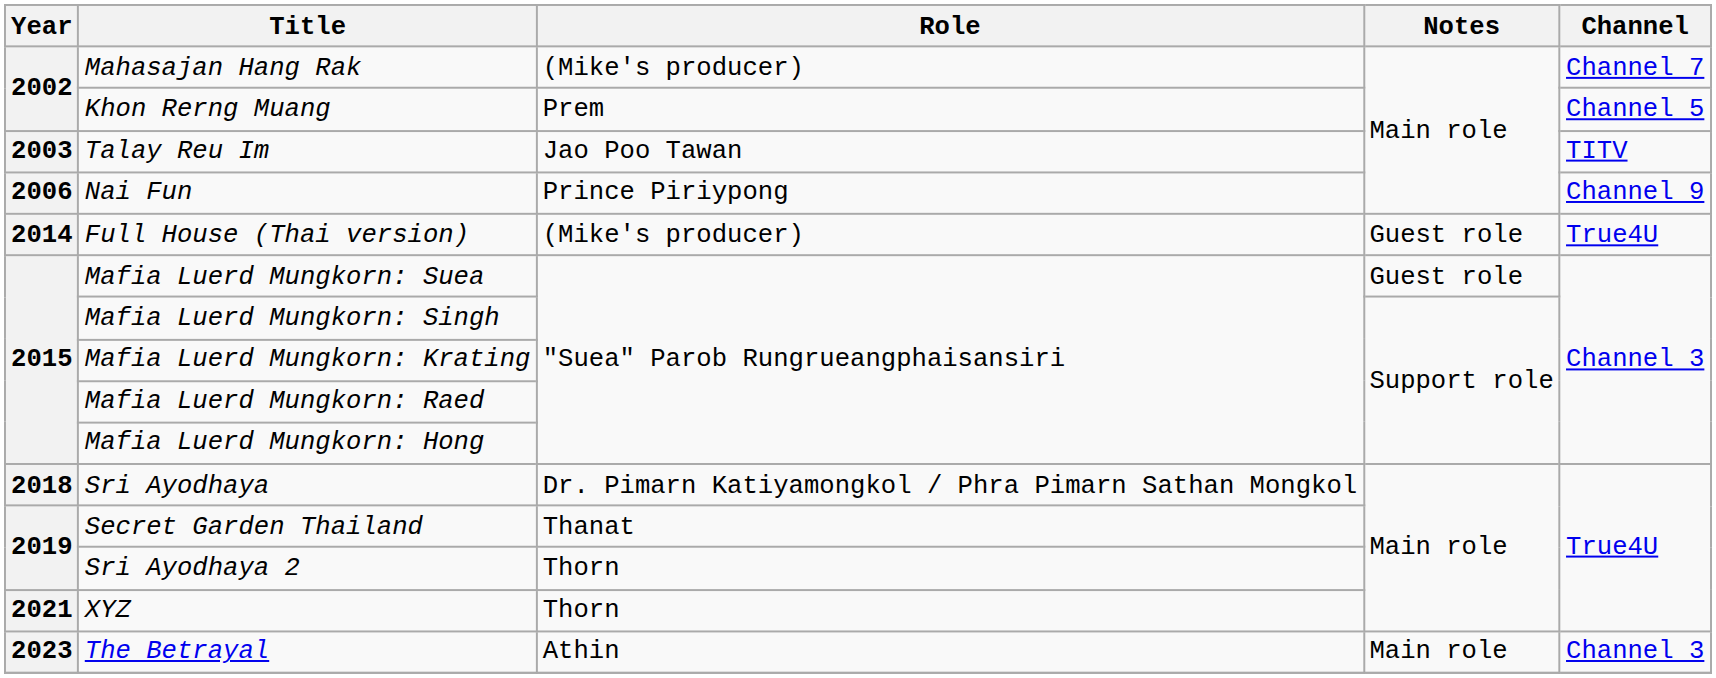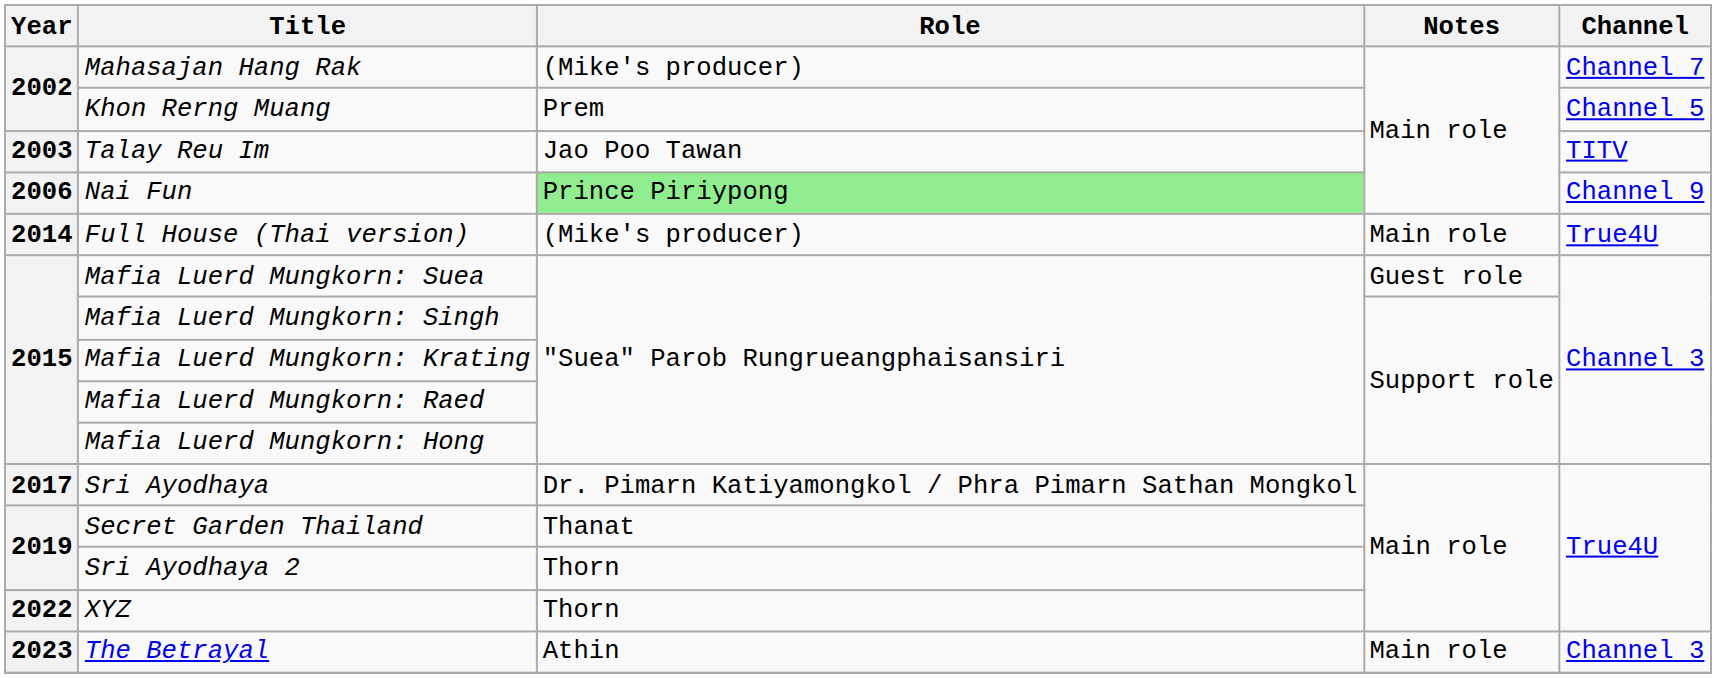(666, 193) no background -> (666, 193) lightgreen background
(1446, 235) Guest role -> (1439, 235) Main role
(42, 485) 2018 -> (42, 485) 2017
(42, 610) 2021 -> (42, 610) 2022
